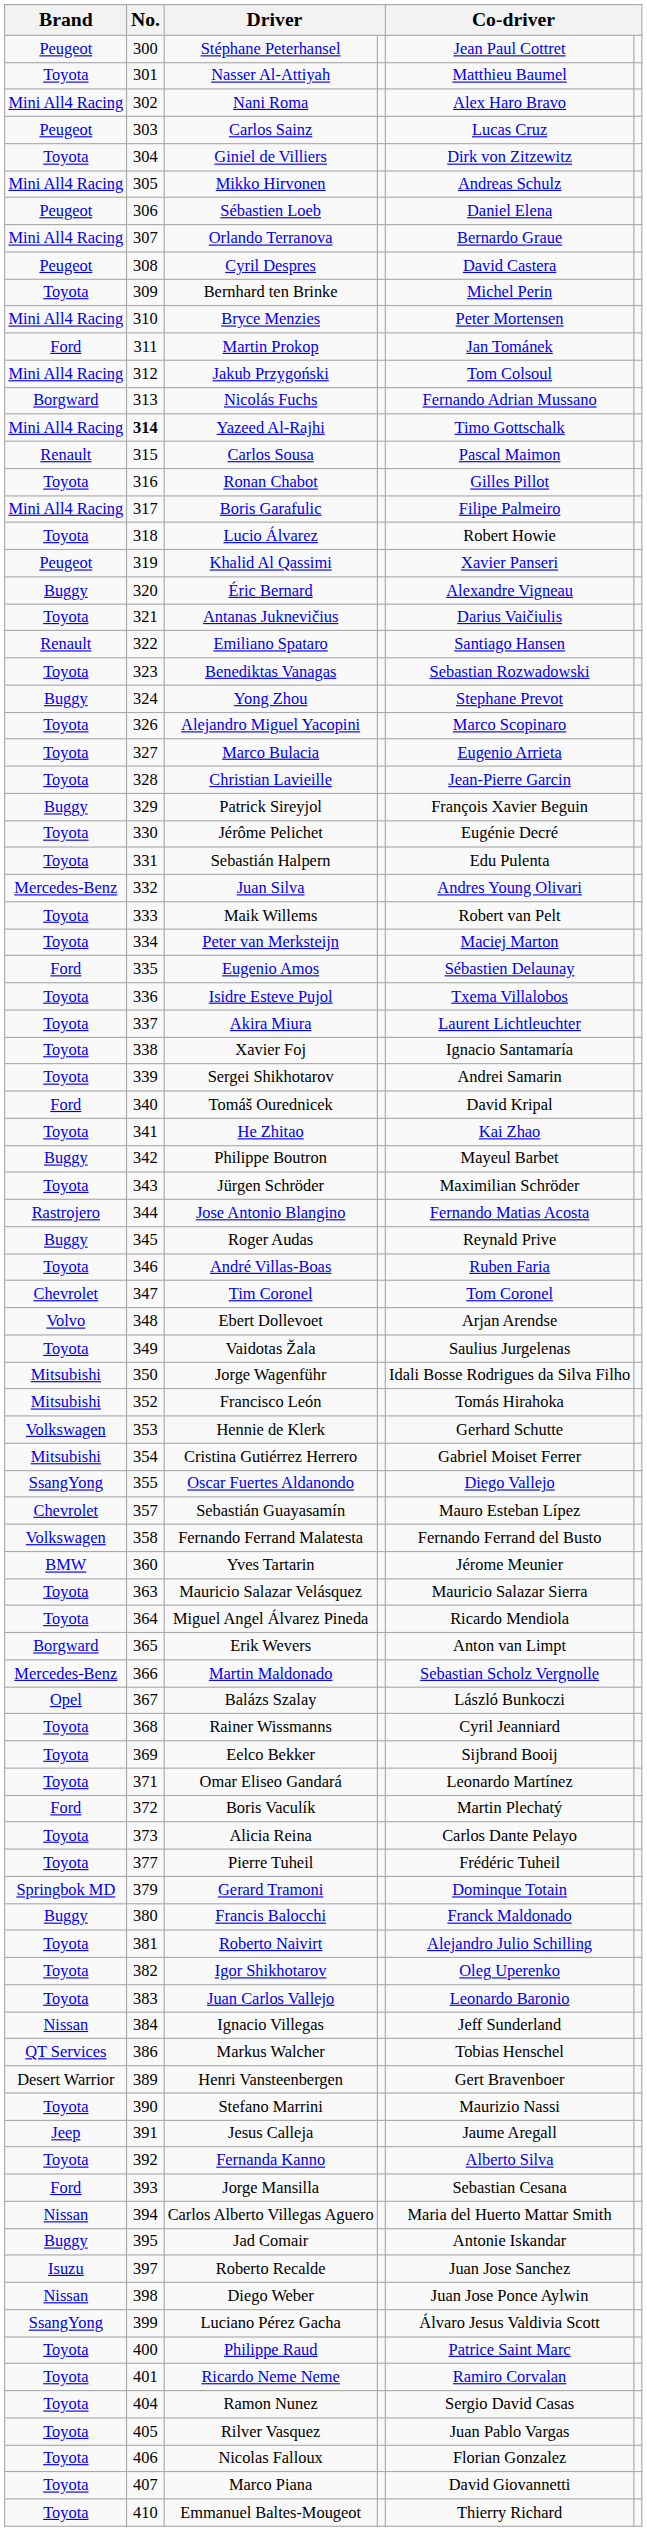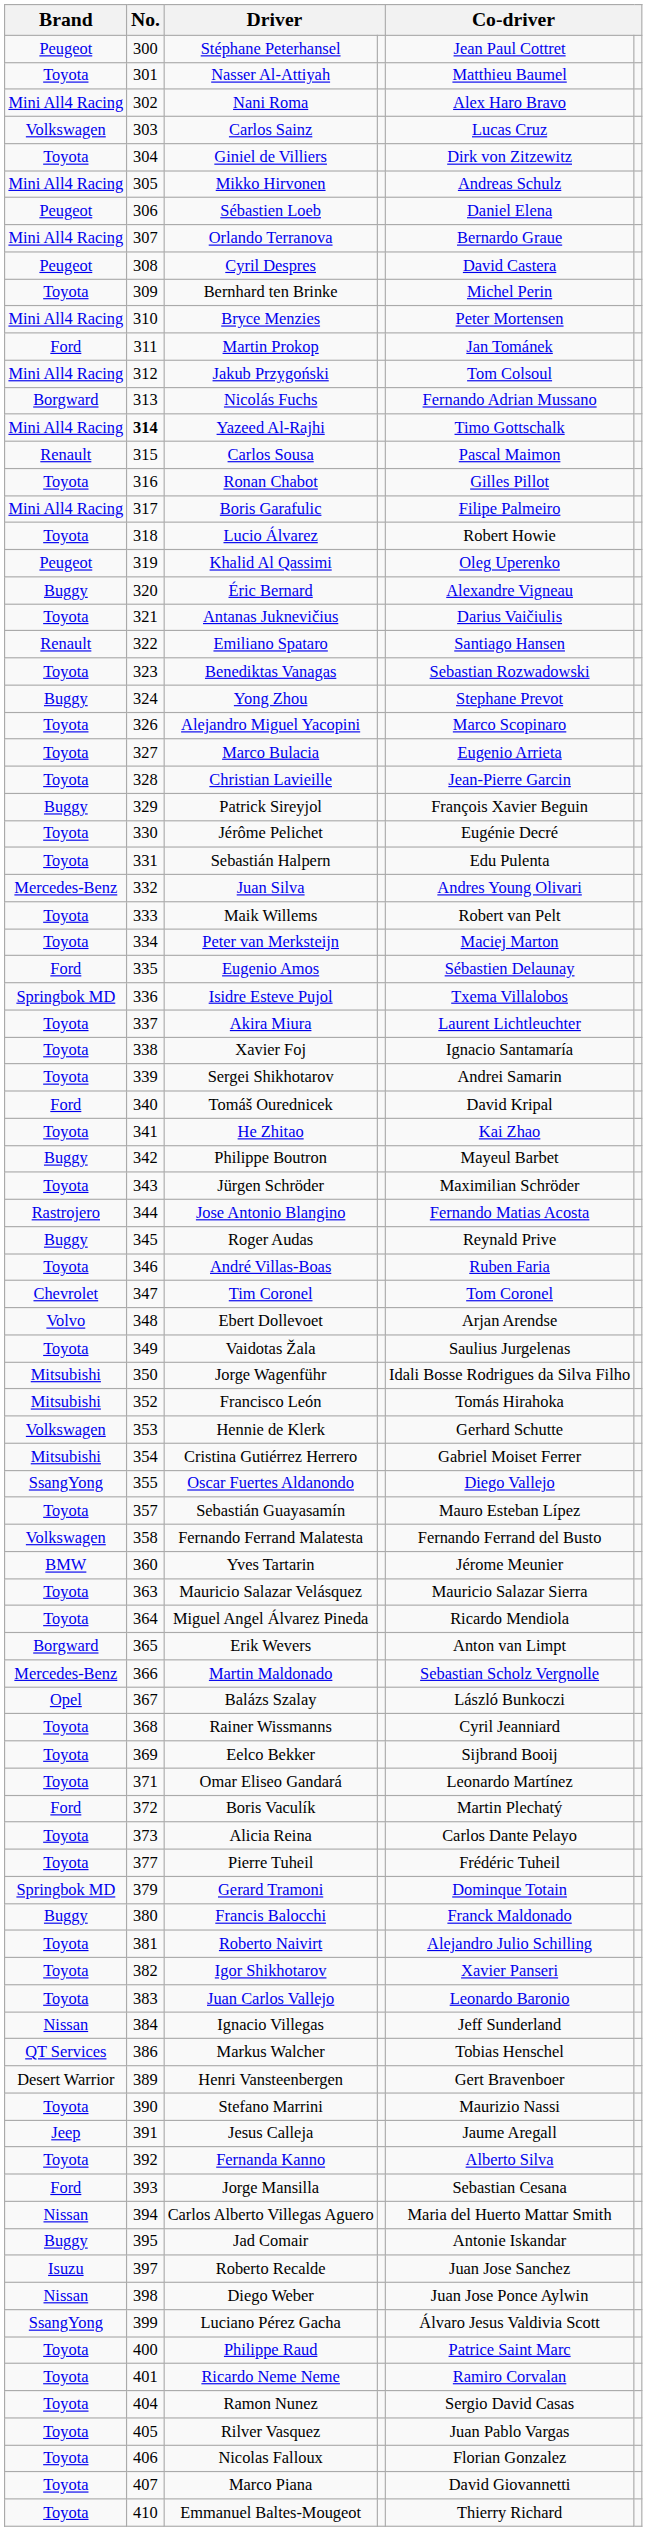(66, 130) Peugeot -> (66, 130) Volkswagen
(510, 563) Xavier Panseri -> (510, 563) Oleg Uperenko
(66, 996) Toyota -> (66, 996) Springbok MD
(66, 1510) Chevrolet -> (66, 1510) Toyota
(510, 1971) Oleg Uperenko -> (510, 1971) Xavier Panseri
